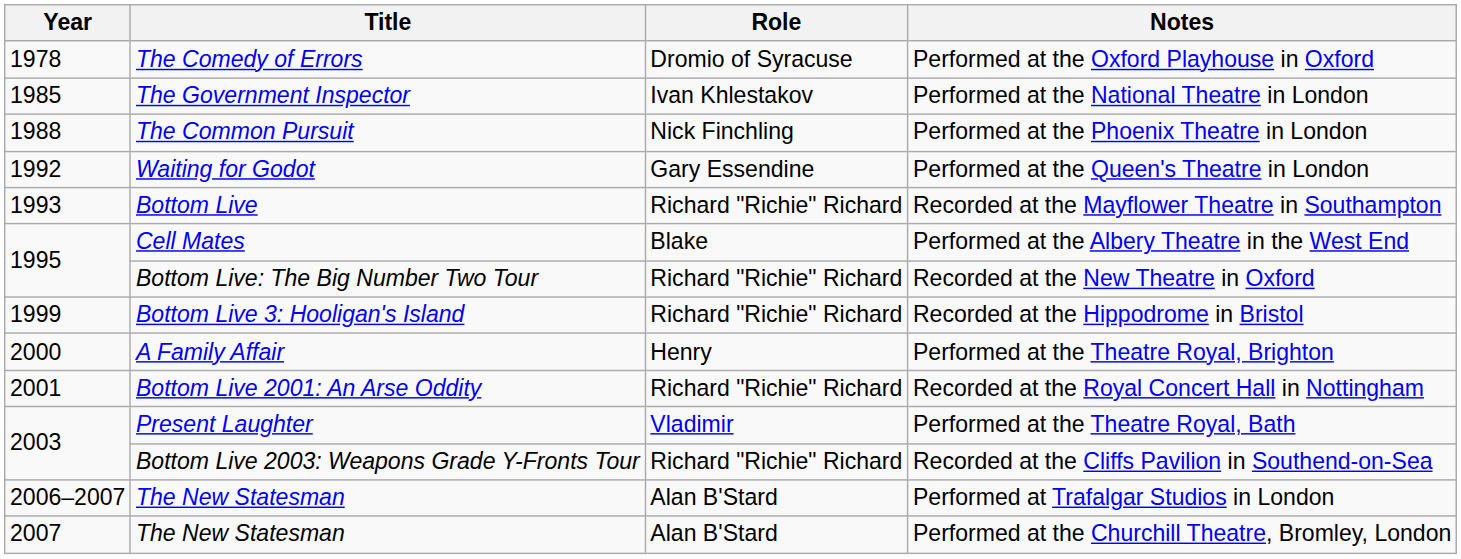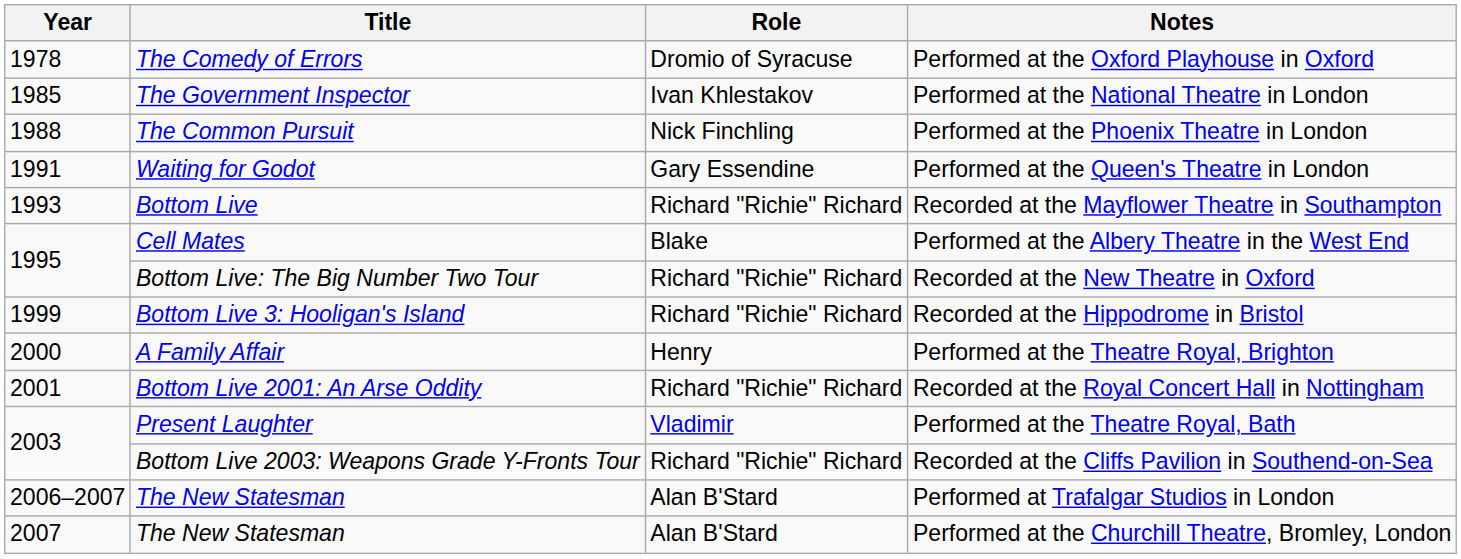(36, 168) 1992 -> (36, 168) 1991
